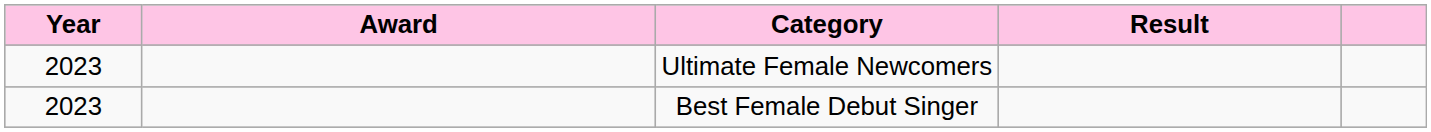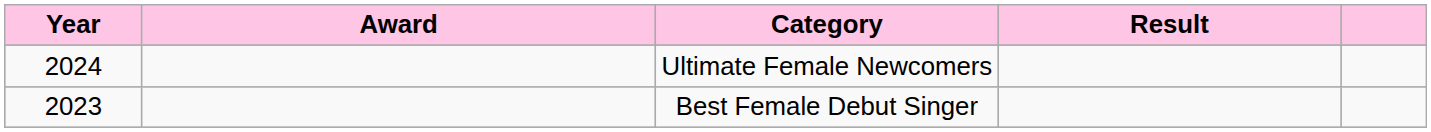(73, 65) 2023 -> (73, 65) 2024
